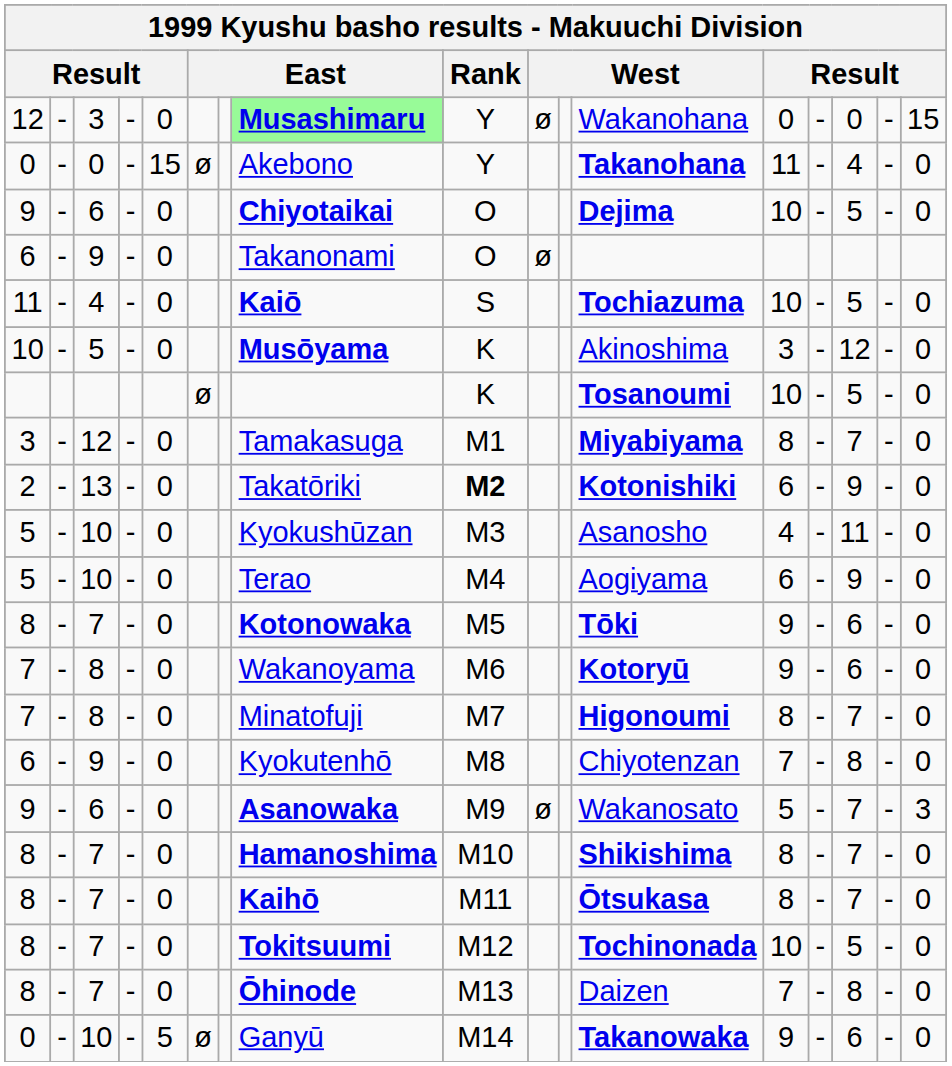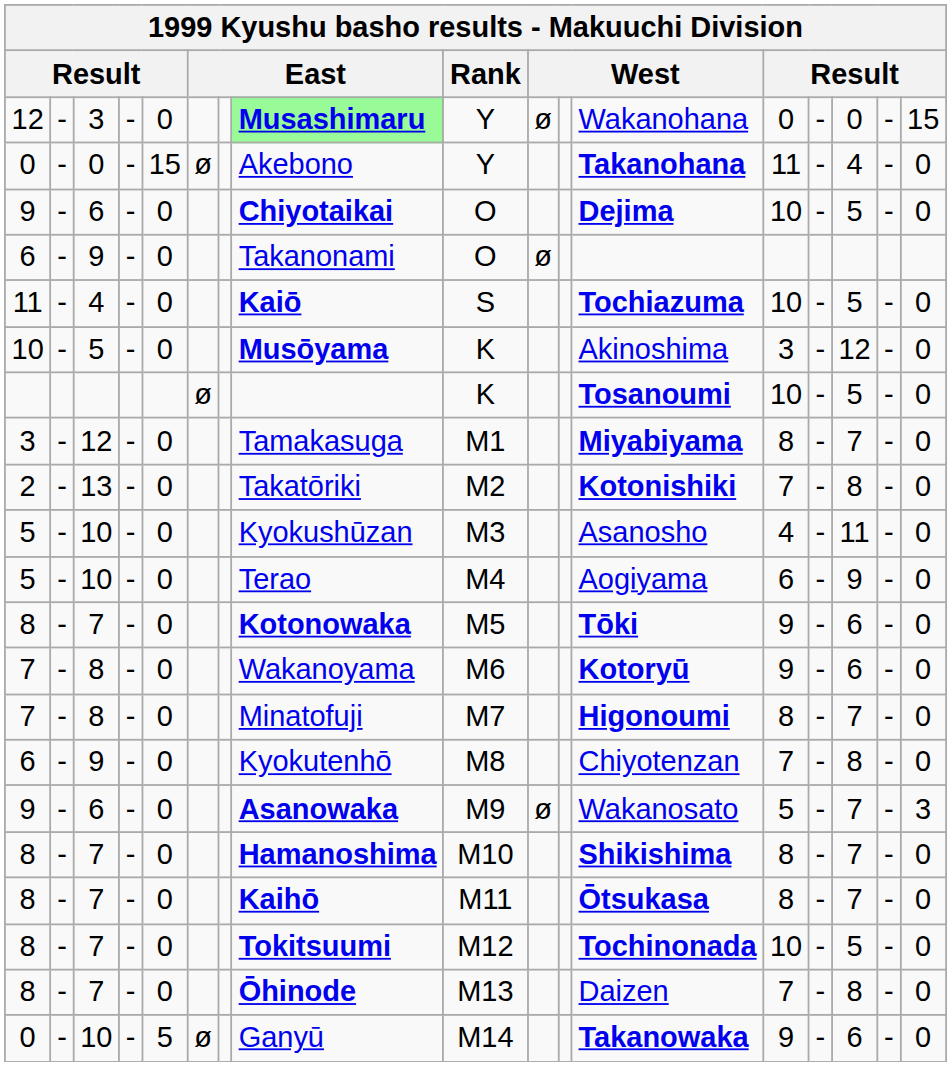(485, 486) bold -> (485, 486) normal
(786, 486) 6 -> (786, 486) 7
(855, 486) 9 -> (855, 486) 8
